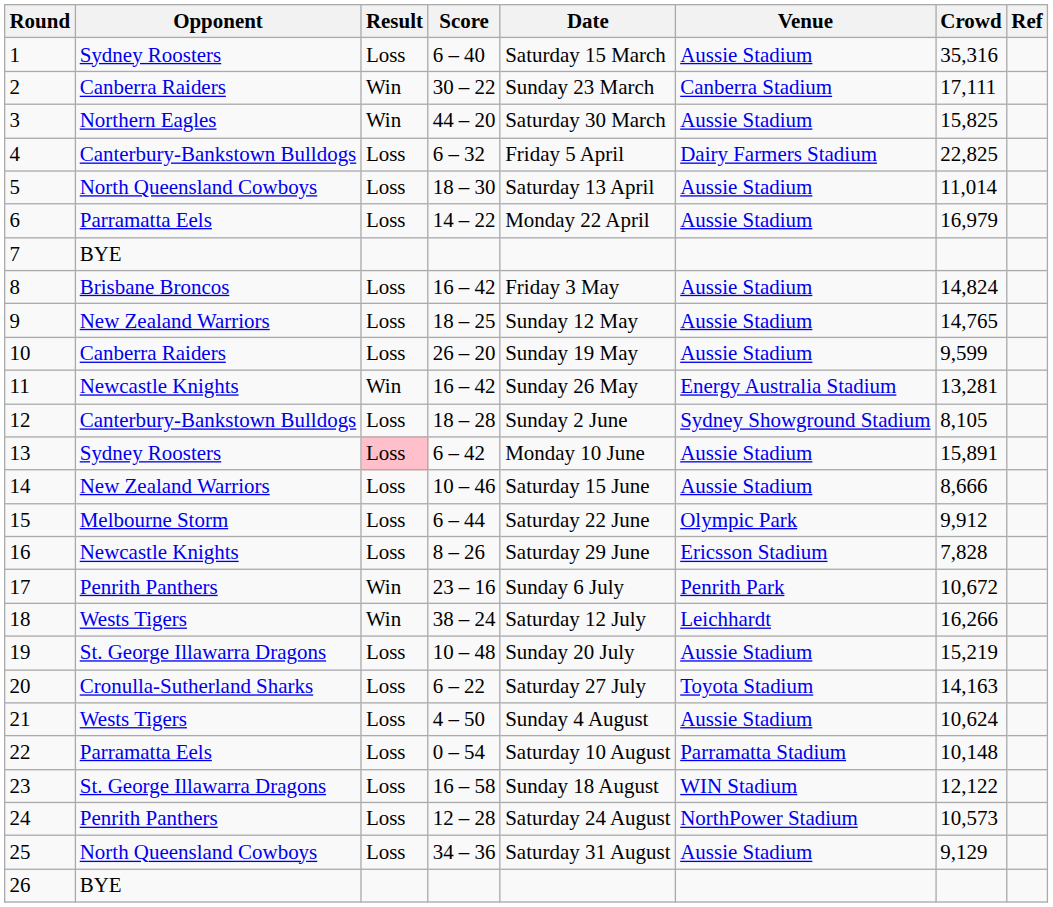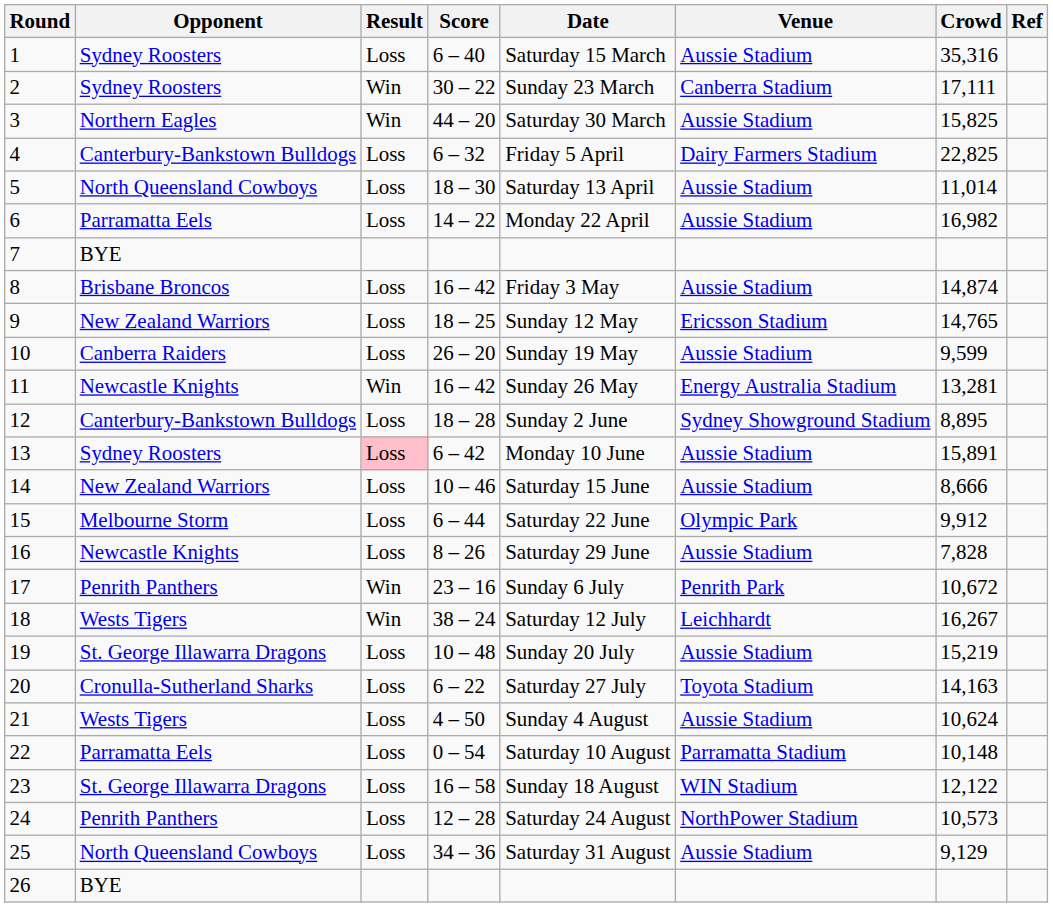(153, 87) Canberra Raiders -> (150, 87) Sydney Roosters
(969, 220) 16,979 -> (969, 220) 16,982
(969, 287) 14,824 -> (969, 287) 14,874
(746, 320) Aussie Stadium -> (754, 320) Ericsson Stadium
(964, 420) 8,105 -> (964, 420) 8,895
(754, 552) Ericsson Stadium -> (746, 552) Aussie Stadium
(969, 619) 16,266 -> (969, 619) 16,267
